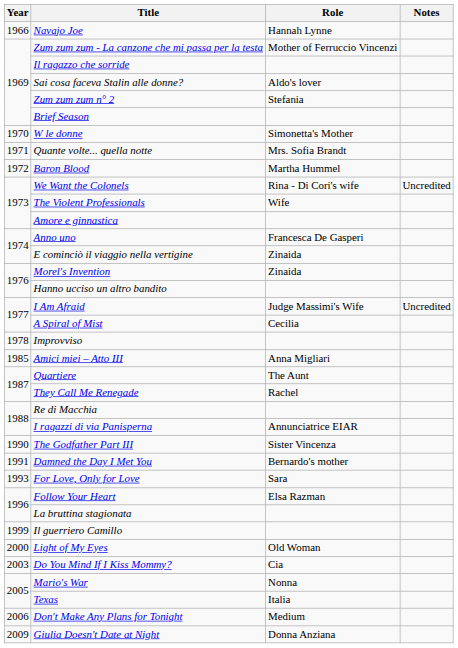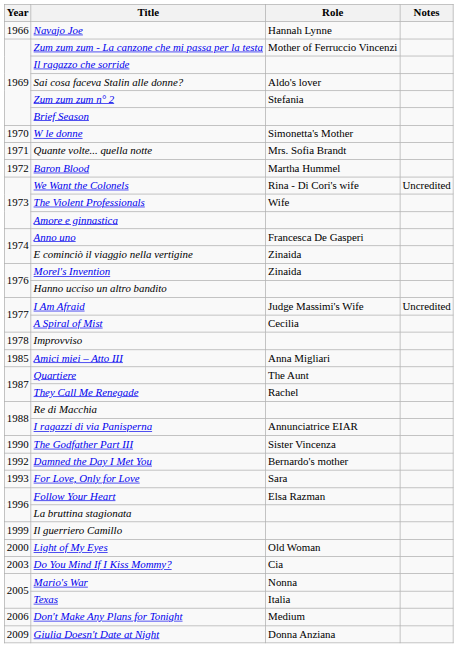(18, 461) 1991 -> (18, 461) 1992
